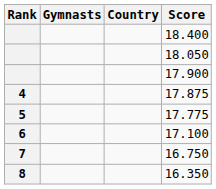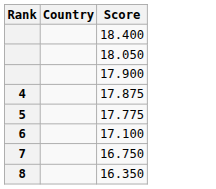- column: (72, 14)
